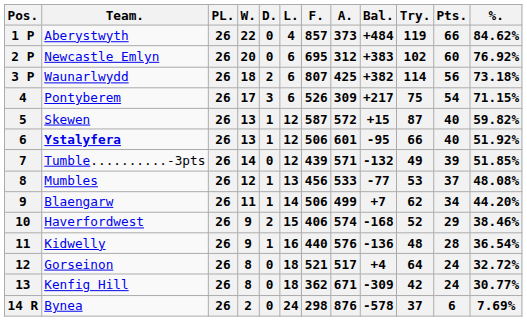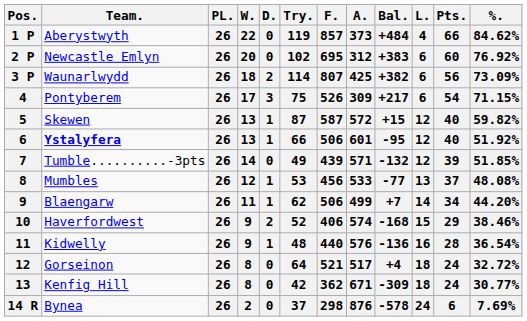columns swapped: (291, 15) <-> (415, 15)
(496, 77) 73.18% -> (496, 77) 73.09%
